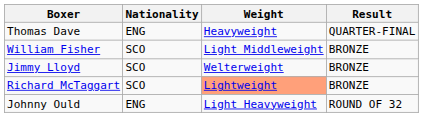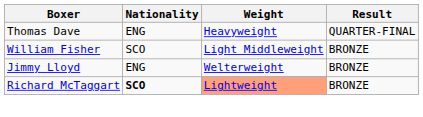(135, 67) SCO -> (135, 67) ENG
(135, 85) normal -> (135, 85) bold
- row: (44, 103)
